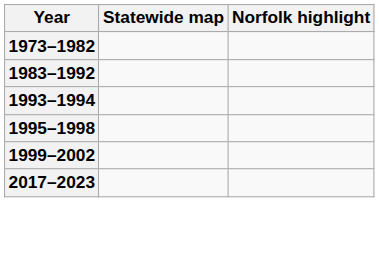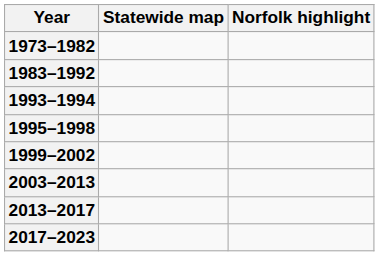+ row: (52, 182)
+ row: (52, 210)
